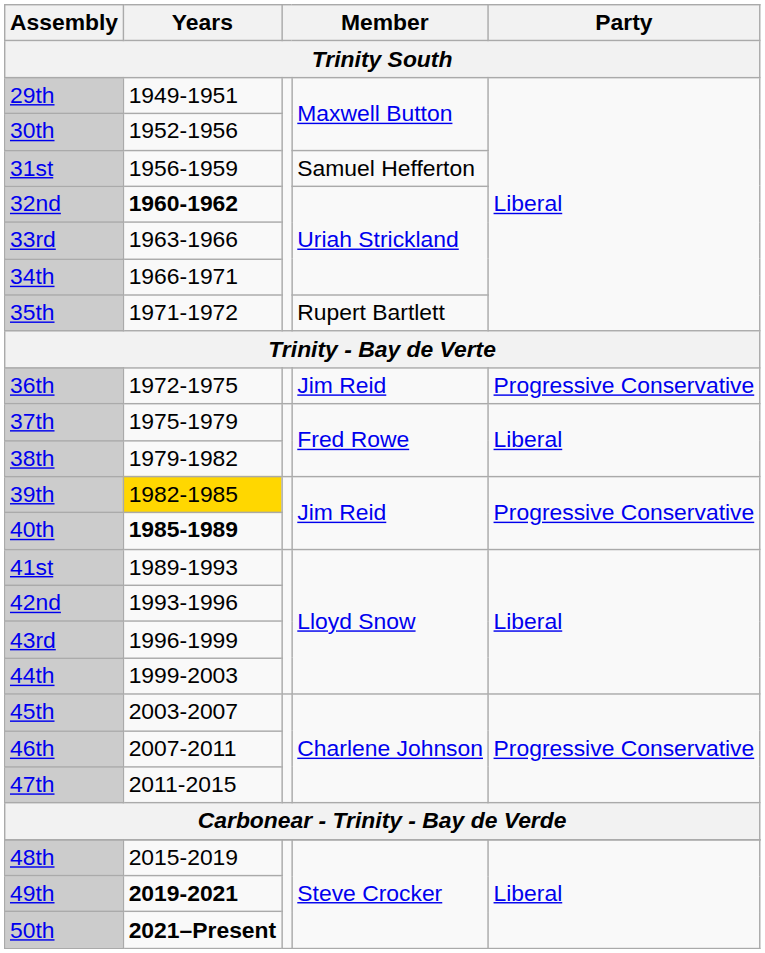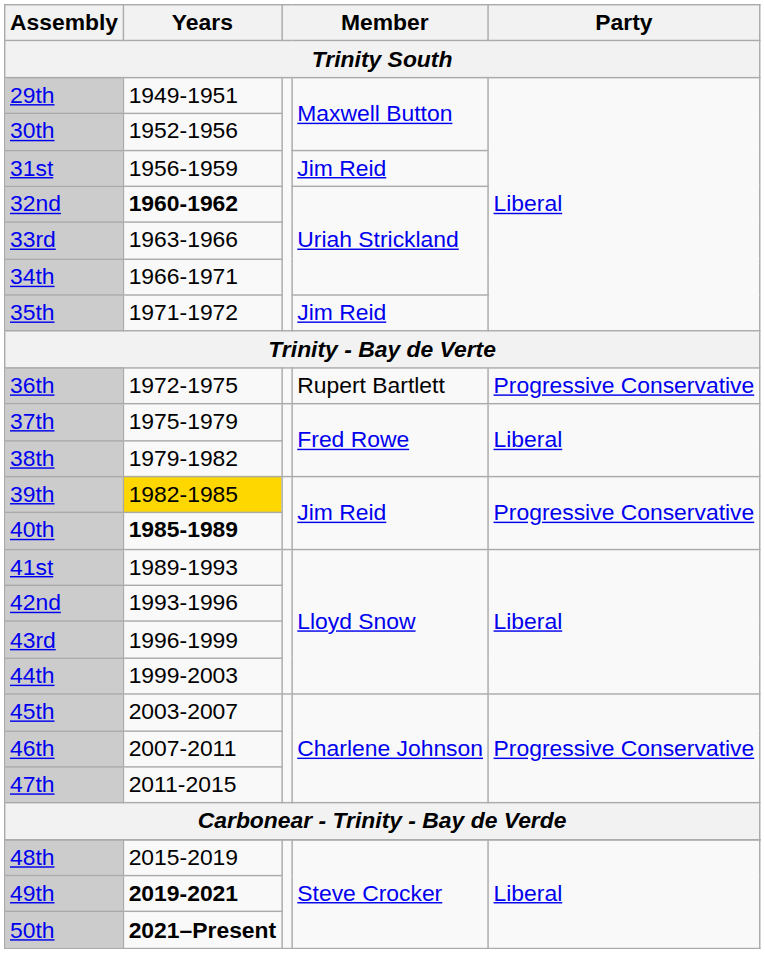(386, 167) Samuel Hefferton -> (342, 167) Jim Reid
(371, 312) Rupert Bartlett -> (342, 312) Jim Reid
(342, 385) Jim Reid -> (371, 385) Rupert Bartlett
